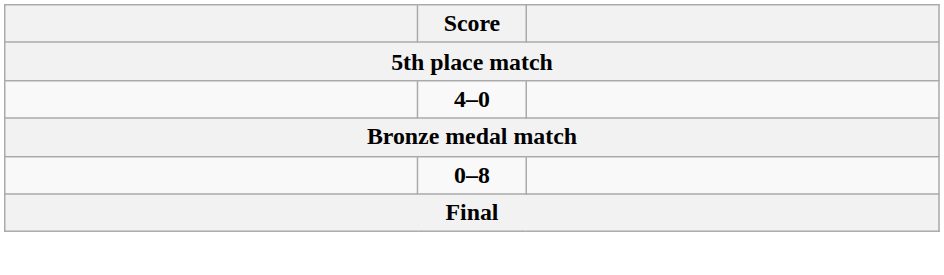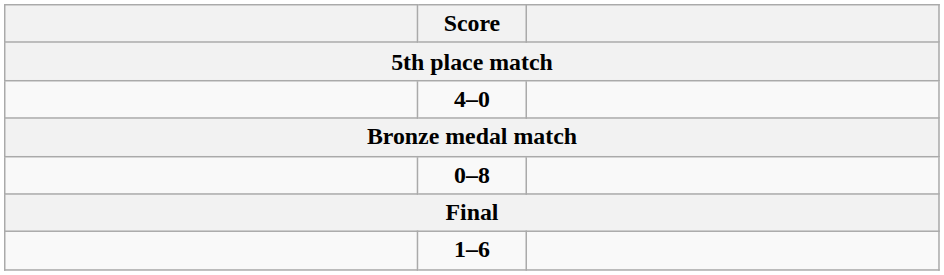+ row: (472, 250)
